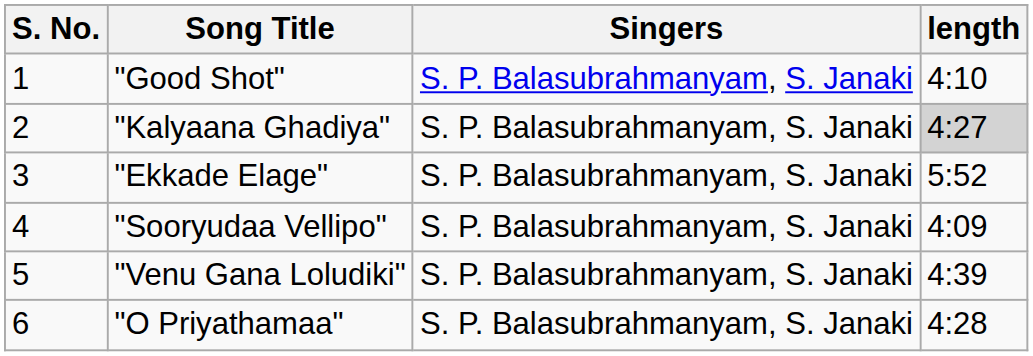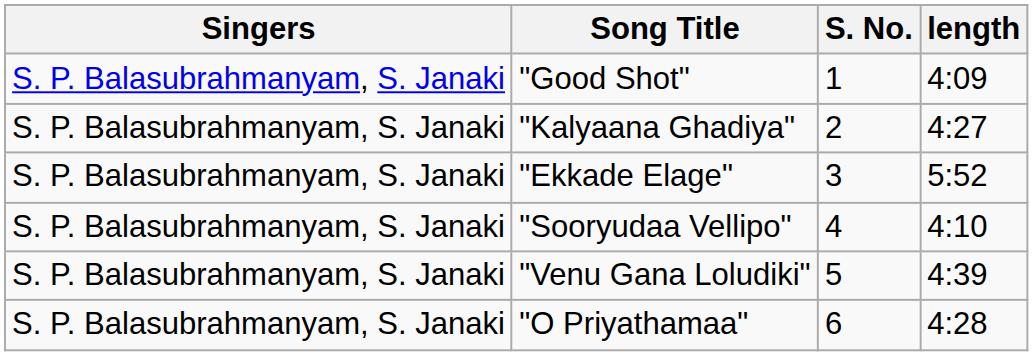columns swapped: (56, 29) <-> (666, 29)
(957, 78) 4:10 -> (957, 78) 4:09
(957, 127) lightgrey background -> (957, 127) no background
(957, 226) 4:09 -> (957, 226) 4:10
